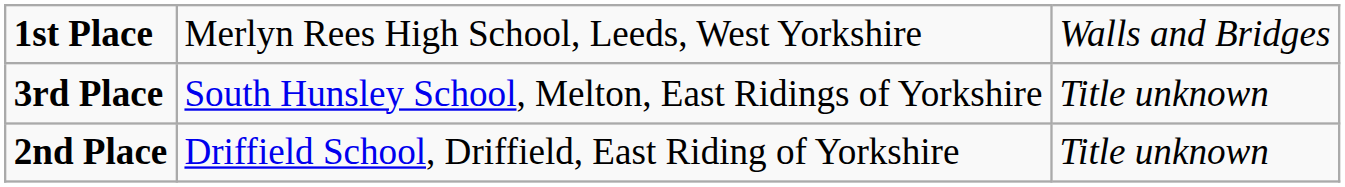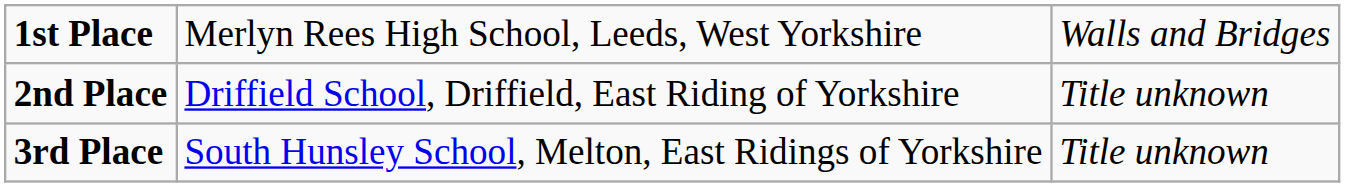rows swapped: (91, 151) <-> (88, 92)
